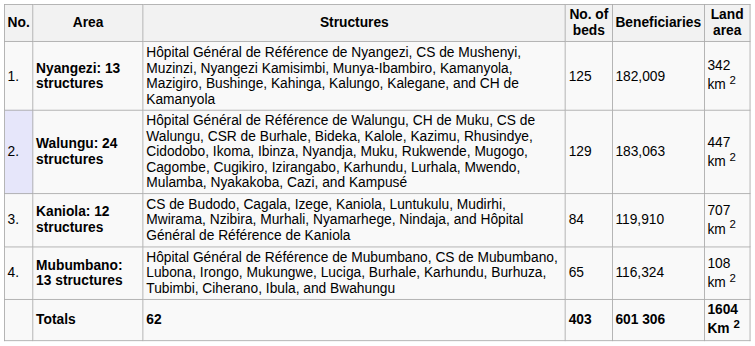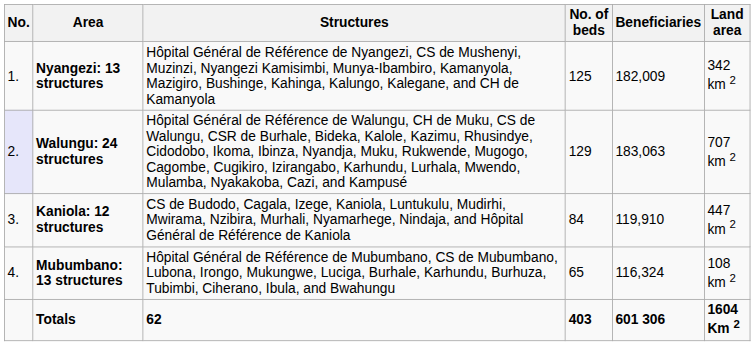(722, 151) 447 km 2 -> (722, 151) 707 km 2
(722, 220) 707 km 2 -> (722, 220) 447 km 2
